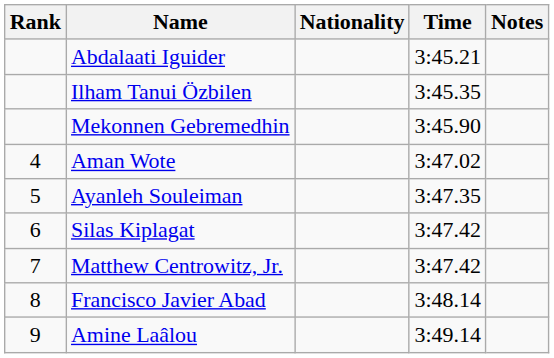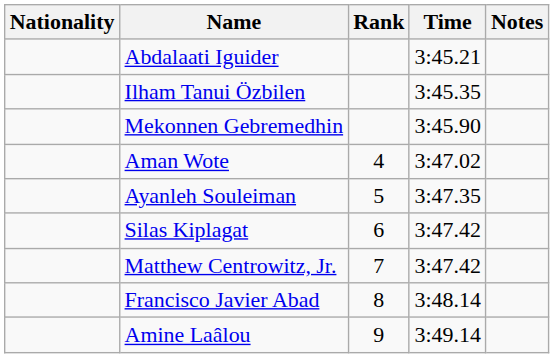columns swapped: (35, 21) <-> (352, 21)
